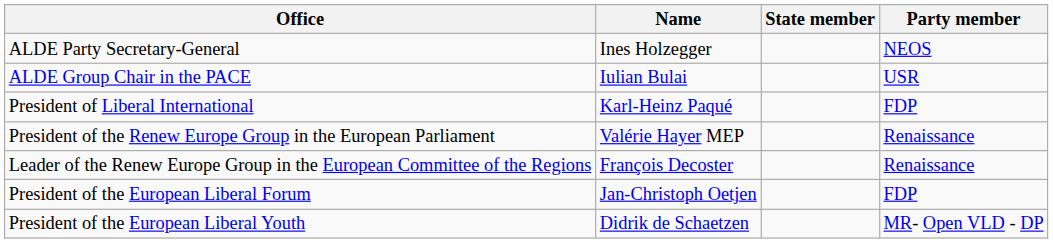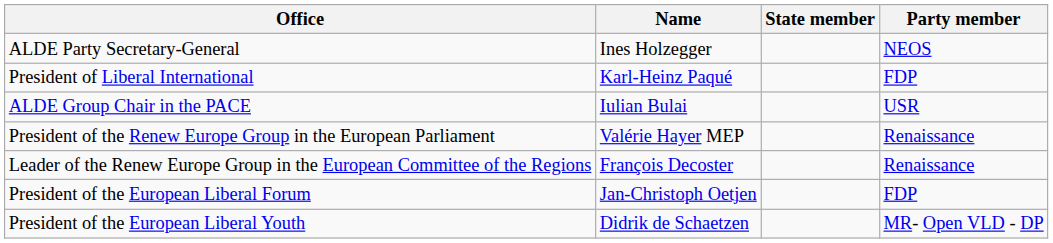rows swapped: (131, 106) <-> (130, 77)
